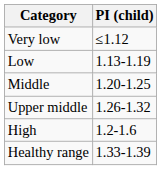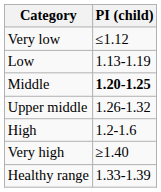(123, 84) normal -> (123, 84) bold
+ row: (36, 152)
